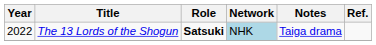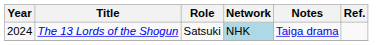(20, 31) 2022 -> (20, 31) 2024
(204, 31) bold -> (202, 31) normal
